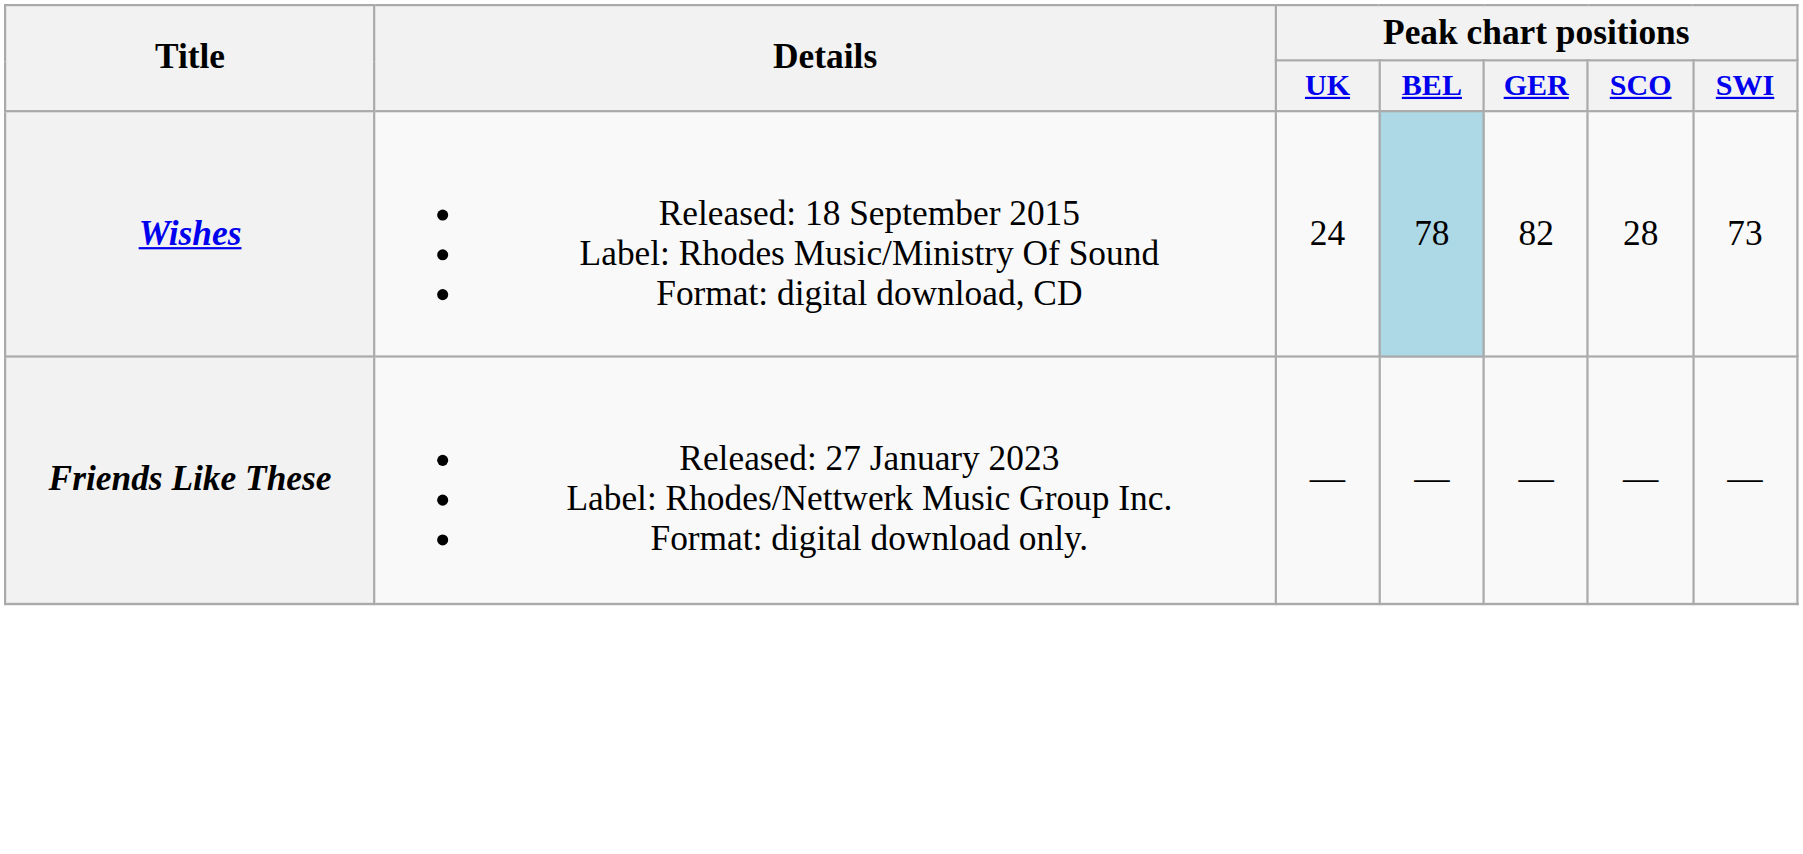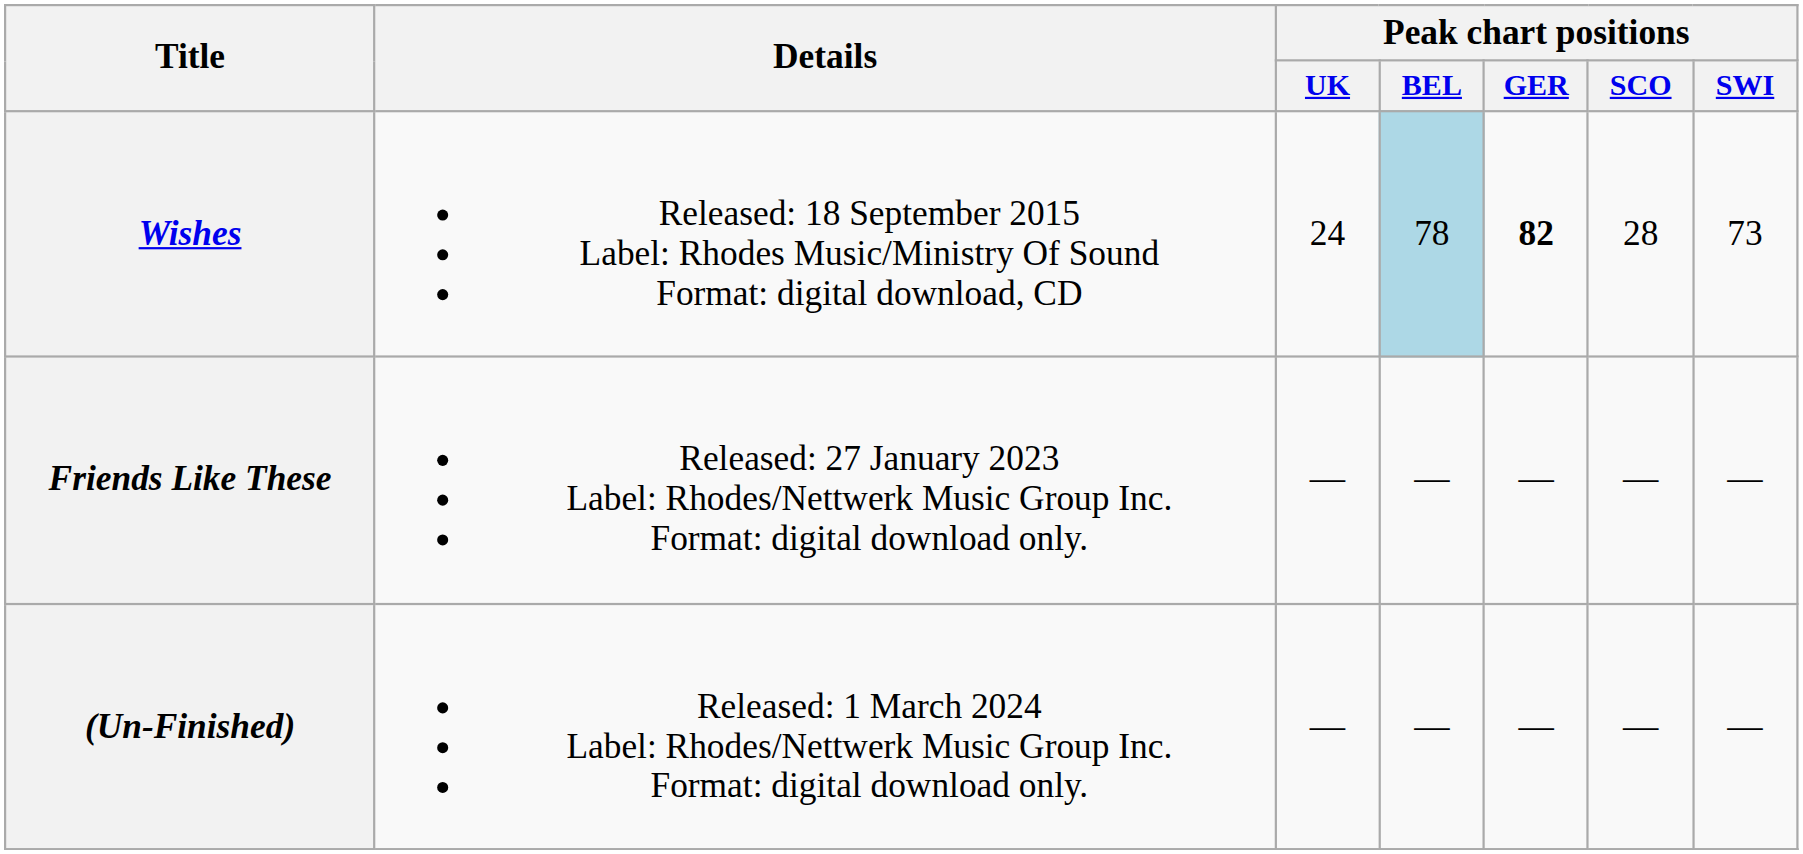(1536, 233) normal -> (1536, 233) bold
+ row: (190, 725)
